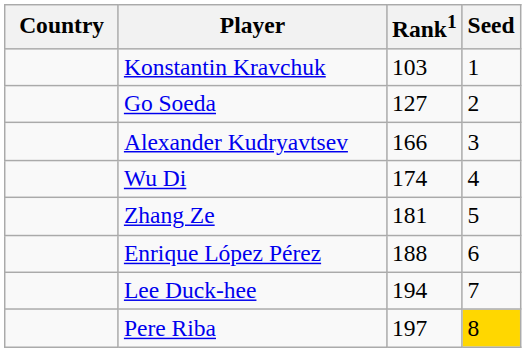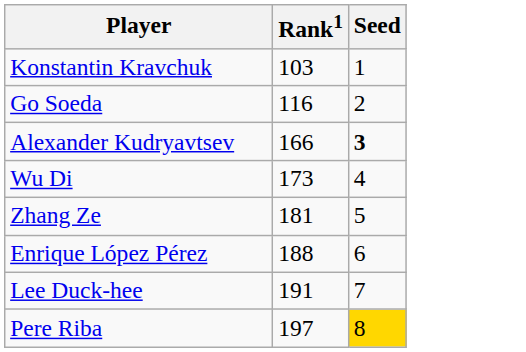- column: (62, 26)
(410, 104) 127 -> (295, 104) 116
(473, 141) normal -> (360, 141) bold
(410, 178) 174 -> (296, 178) 173
(410, 290) 194 -> (296, 290) 191
